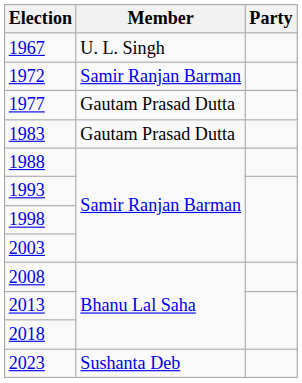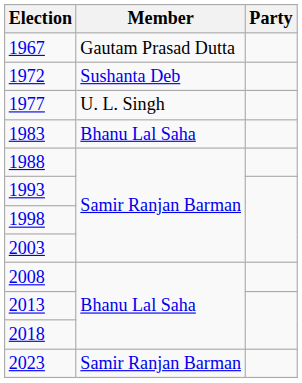(123, 47) U. L. Singh -> (158, 47) Gautam Prasad Dutta
(161, 76) Samir Ranjan Barman -> (130, 76) Sushanta Deb
(158, 104) Gautam Prasad Dutta -> (123, 104) U. L. Singh
(158, 133) Gautam Prasad Dutta -> (138, 133) Bhanu Lal Saha
(130, 362) Sushanta Deb -> (161, 362) Samir Ranjan Barman
